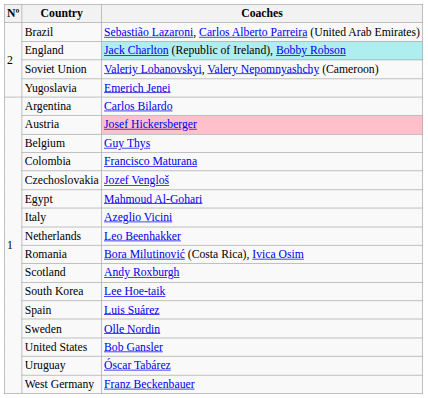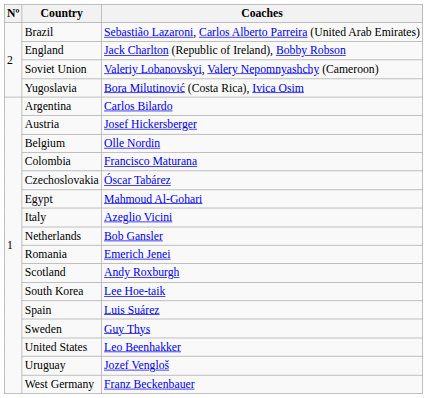(225, 50) paleturquoise background -> (225, 50) no background
(137, 87) Emerich Jenei -> (204, 87) Bora Milutinović (Costa Rica), Ivica Osim
(151, 124) pink background -> (151, 124) no background
(127, 143) Guy Thys -> (132, 143) Olle Nordin
(137, 180) Jozef Vengloš -> (137, 180) Óscar Tabárez
(142, 236) Leo Beenhakker -> (133, 236) Bob Gansler
(204, 254) Bora Milutinović (Costa Rica), Ivica Osim -> (137, 254) Emerich Jenei
(132, 328) Olle Nordin -> (127, 328) Guy Thys
(133, 347) Bob Gansler -> (142, 347) Leo Beenhakker
(137, 365) Óscar Tabárez -> (137, 365) Jozef Vengloš
